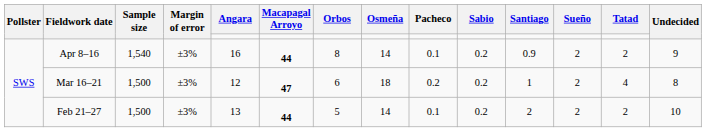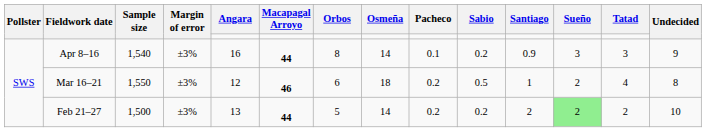(577, 53) 2 -> (577, 53) 3
(625, 53) 2 -> (625, 53) 3
(139, 83) 1,500 -> (139, 83) 1,550
(286, 89) 47 -> (286, 89) 46
(481, 83) 0.2 -> (481, 83) 0.5
(433, 112) 0.1 -> (433, 112) 0.2
(577, 112) no background -> (577, 112) lightgreen background
